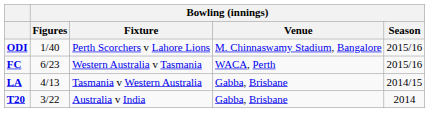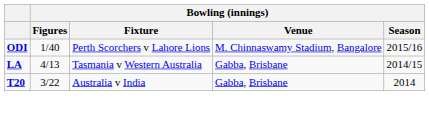- row: (14, 64)
